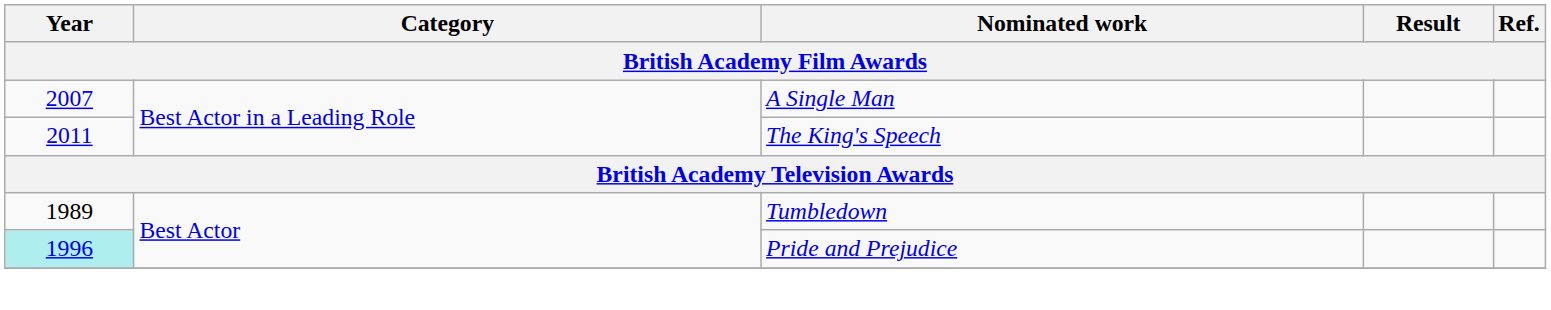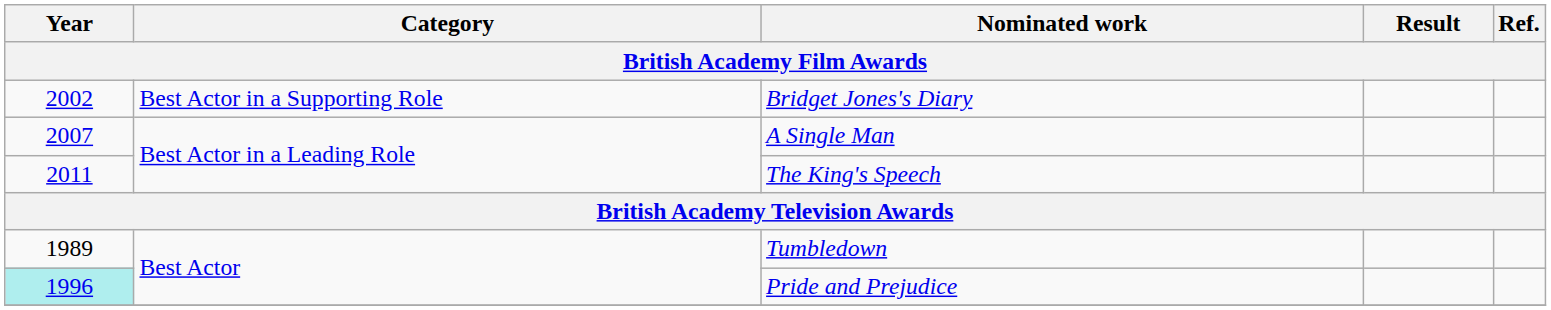+ row: (869, 98)
